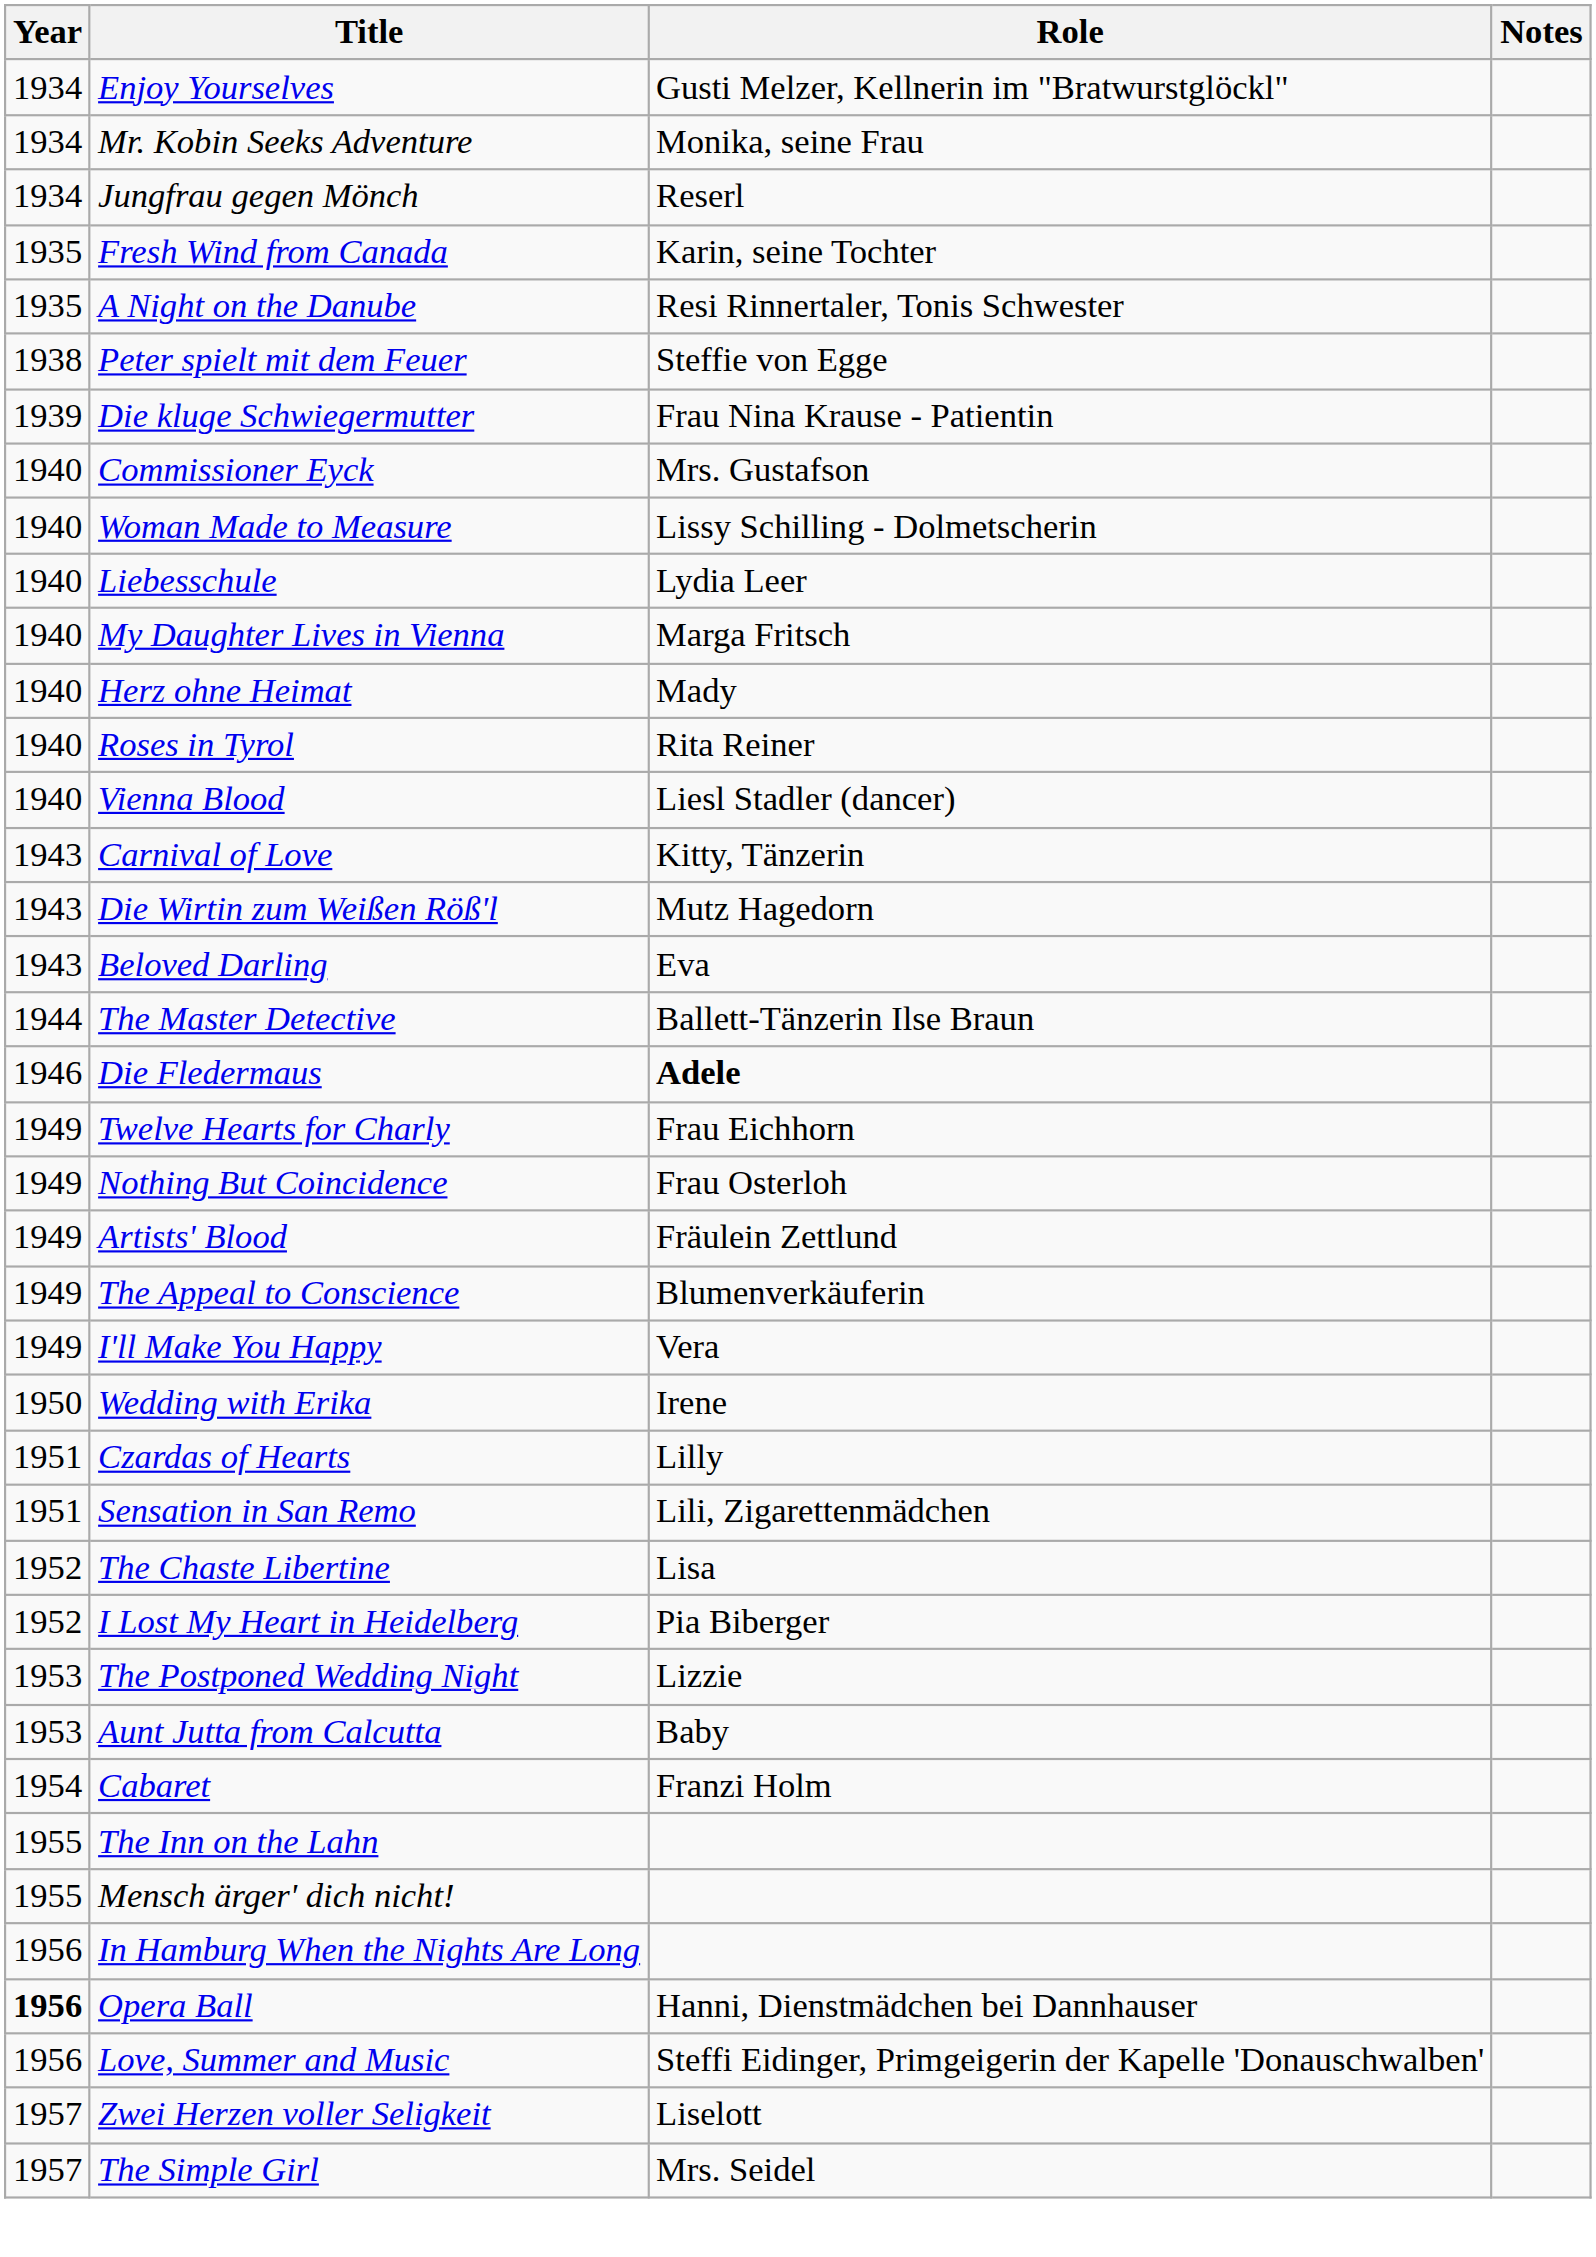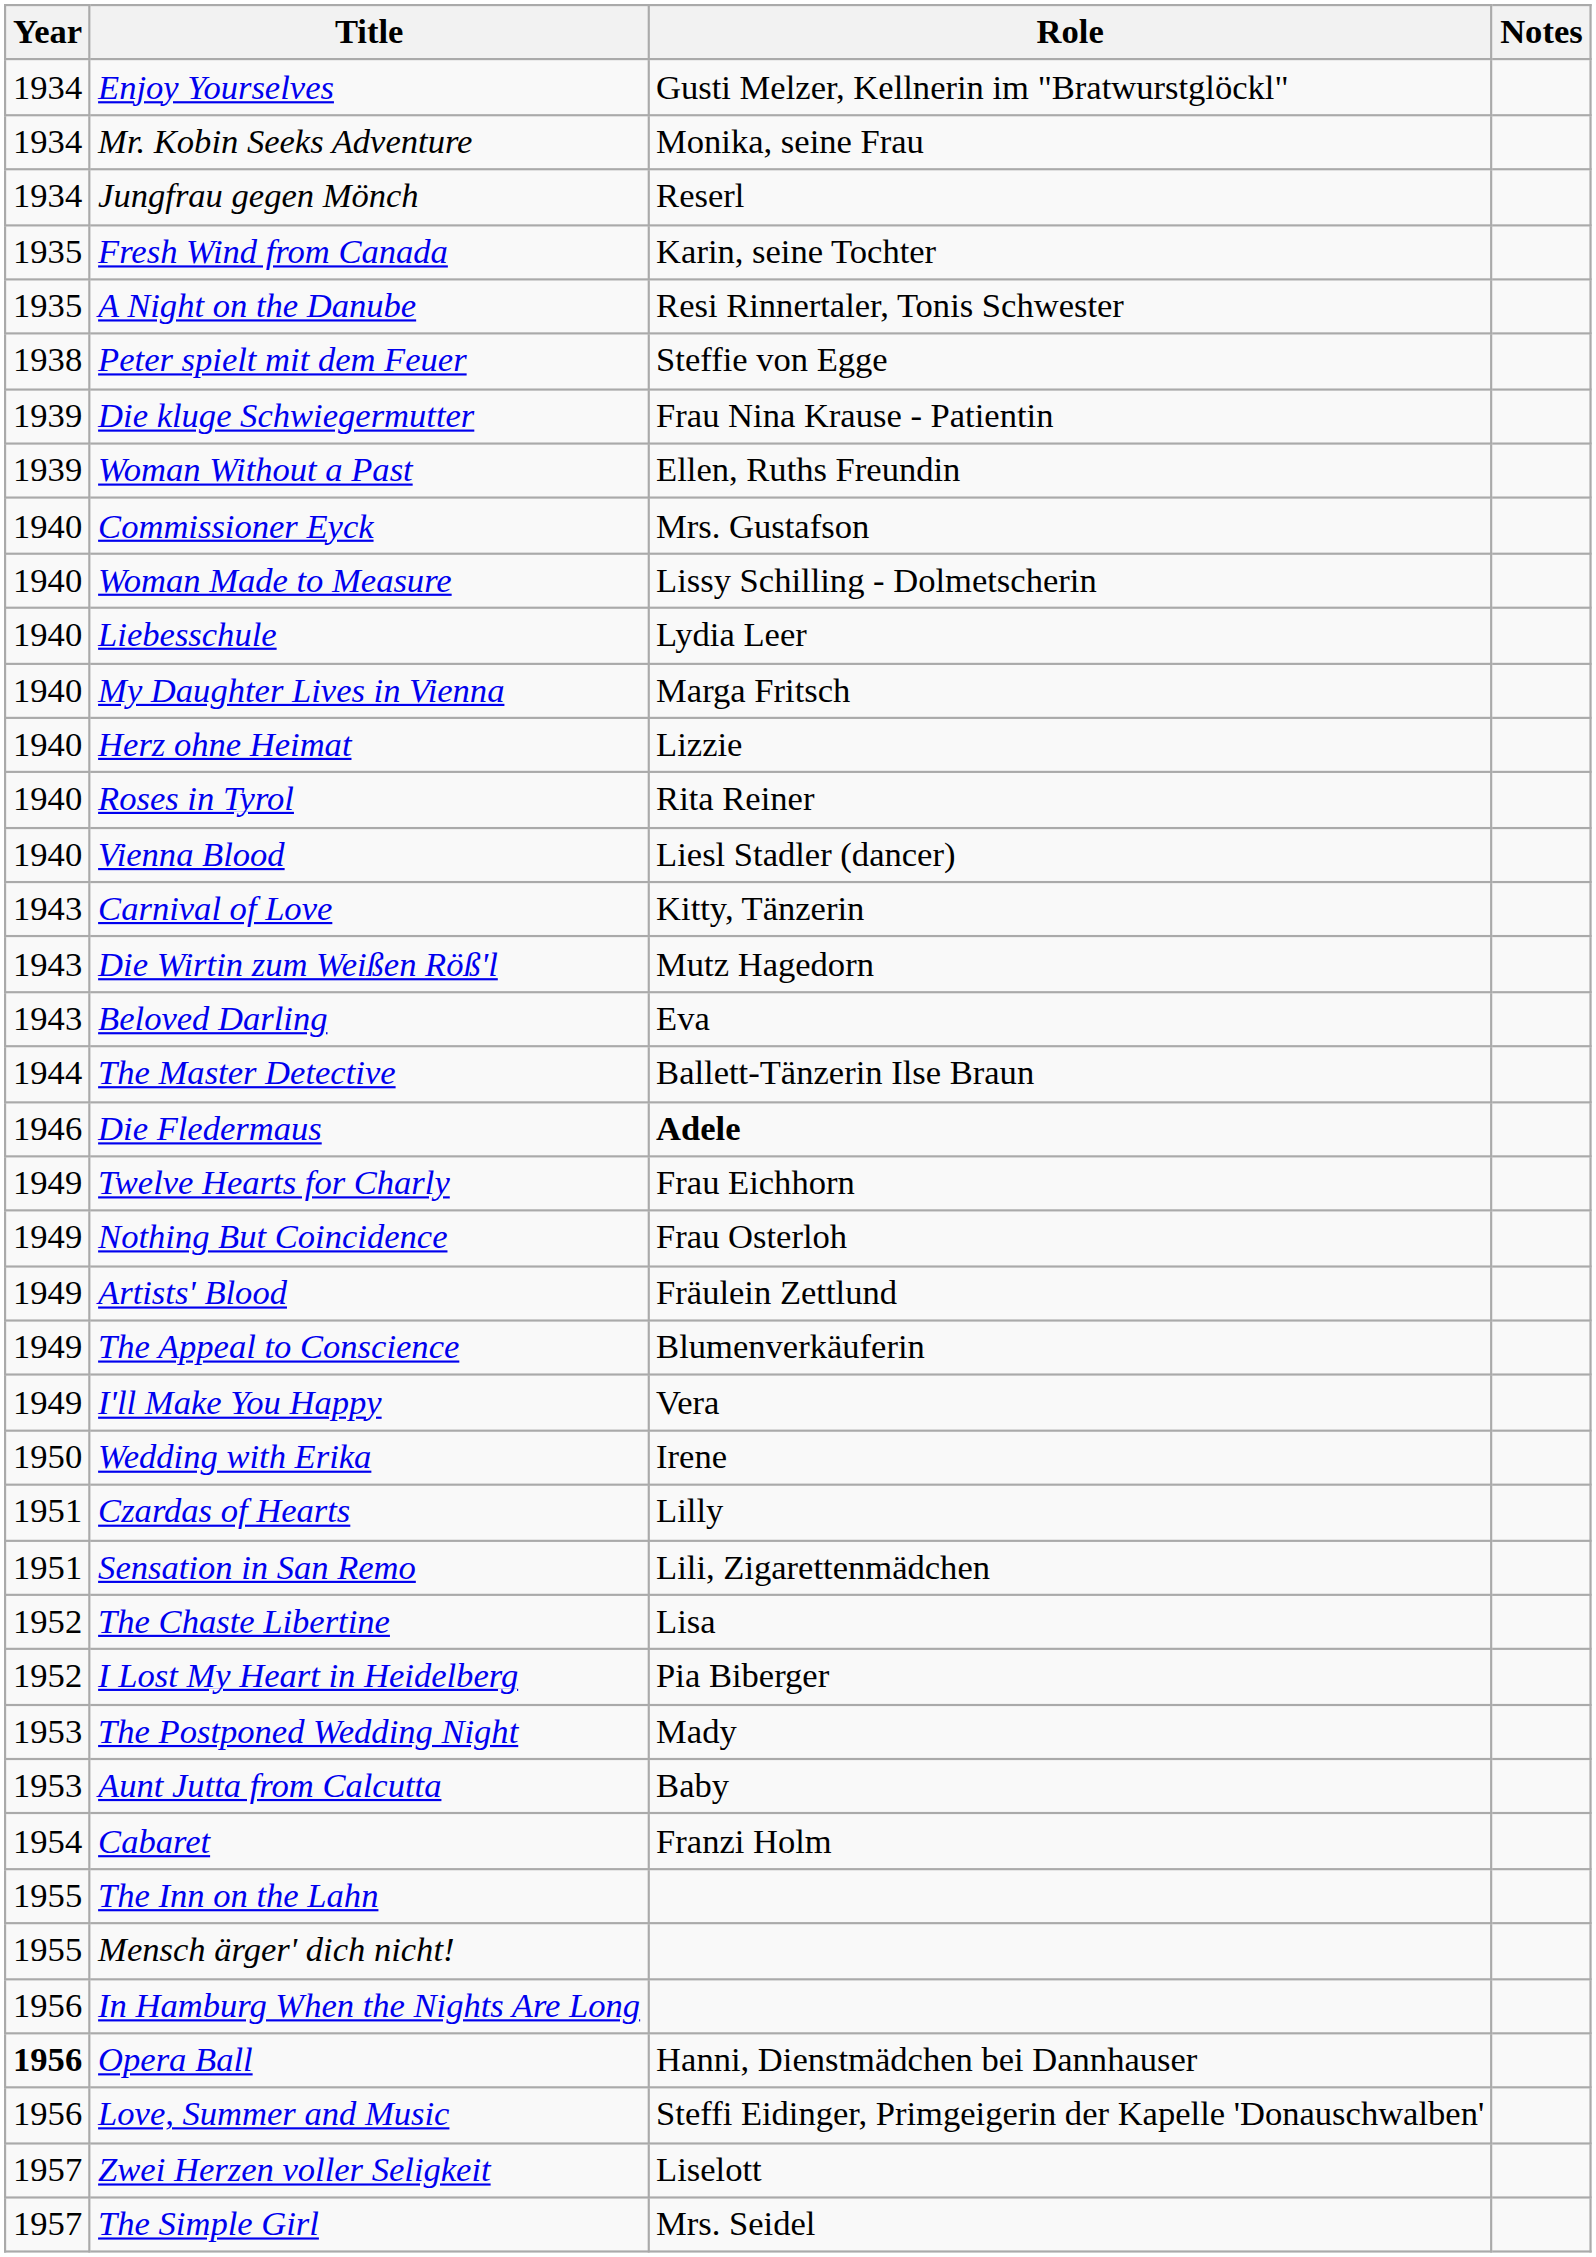+ row: (255, 470)
(696, 689) Mady -> (699, 744) Lizzie
(699, 1676) Lizzie -> (696, 1731) Mady
